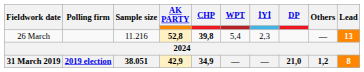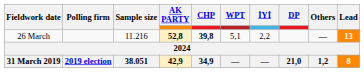(235, 35) 5,4 -> (235, 35) 5,1
(265, 35) 2,3 -> (265, 35) 2,2
